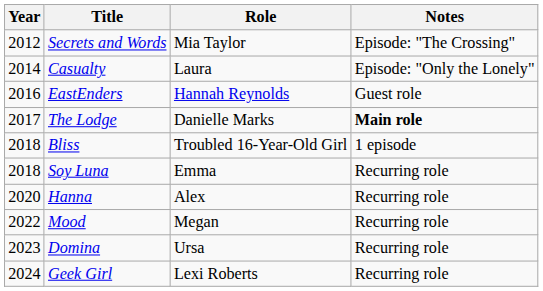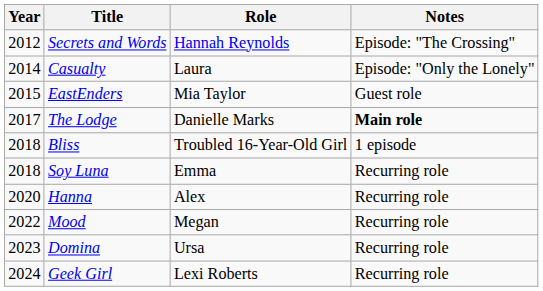(210, 42) Mia Taylor -> (232, 42) Hannah Reynolds
(24, 94) 2016 -> (24, 94) 2015
(232, 94) Hannah Reynolds -> (210, 94) Mia Taylor
